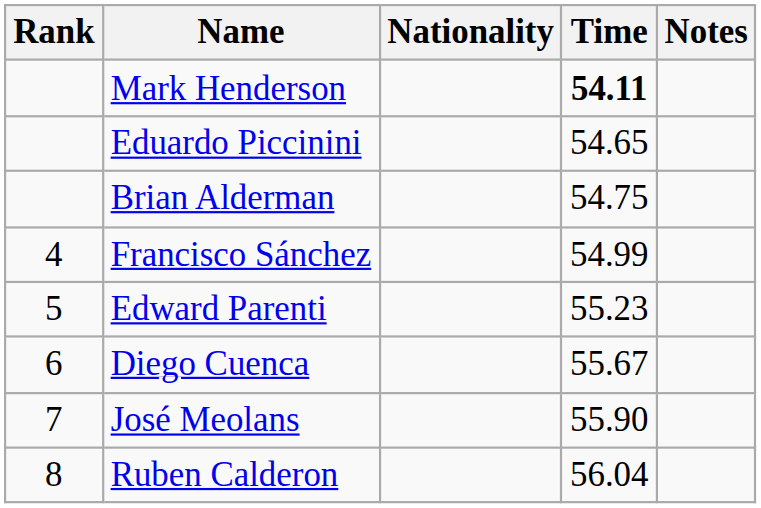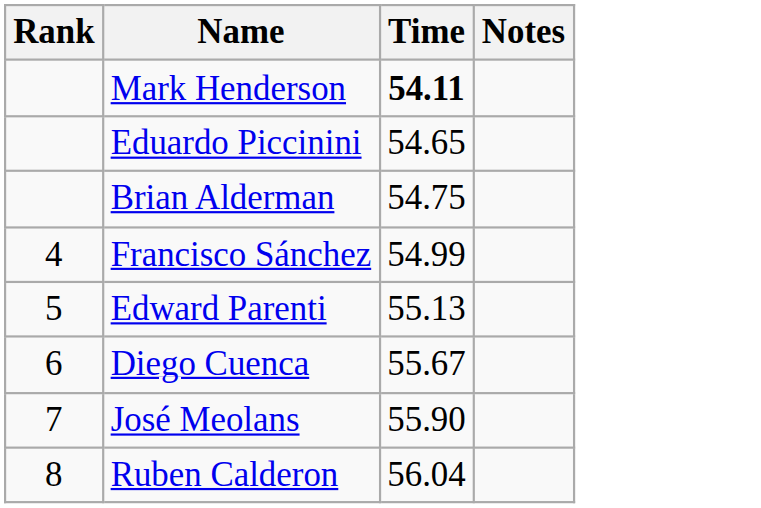- column: (471, 32)
(609, 308) 55.23 -> (427, 308) 55.13
